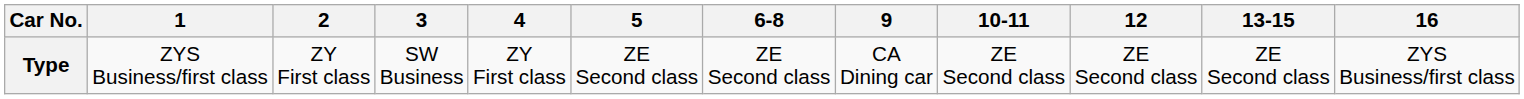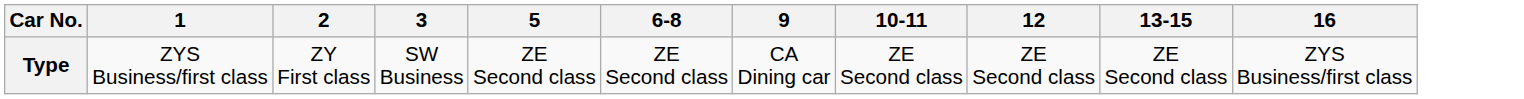- column: (519, 20)
